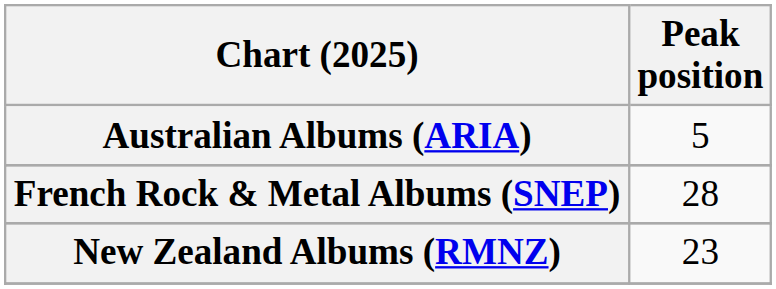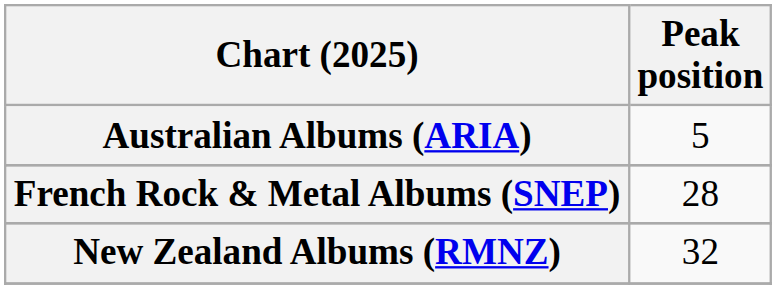(700, 252) 23 -> (700, 252) 32
